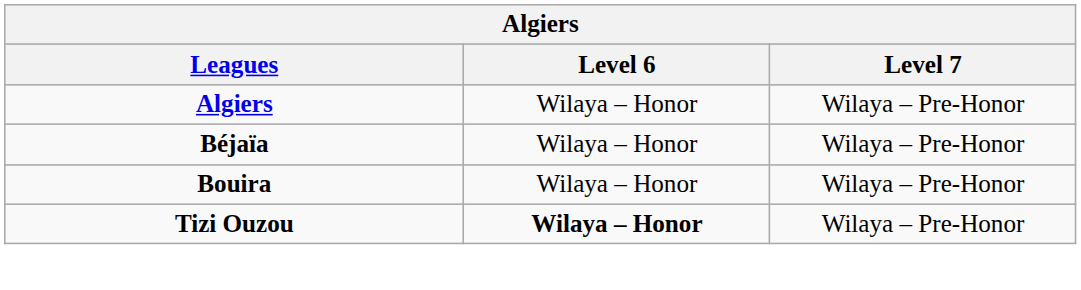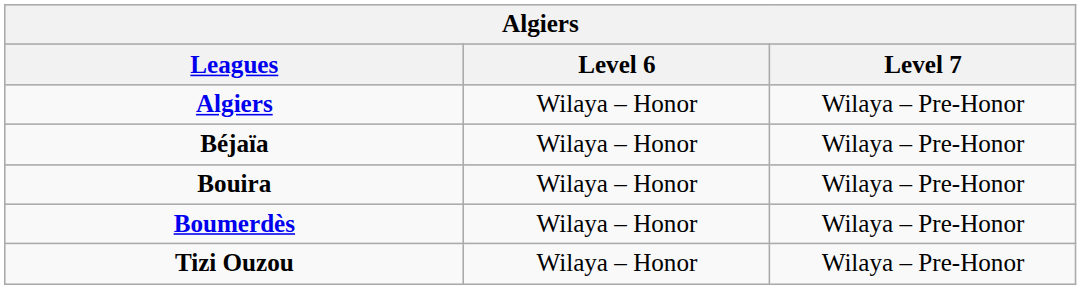+ row: (234, 223)
(617, 223) bold -> (617, 263) normal
